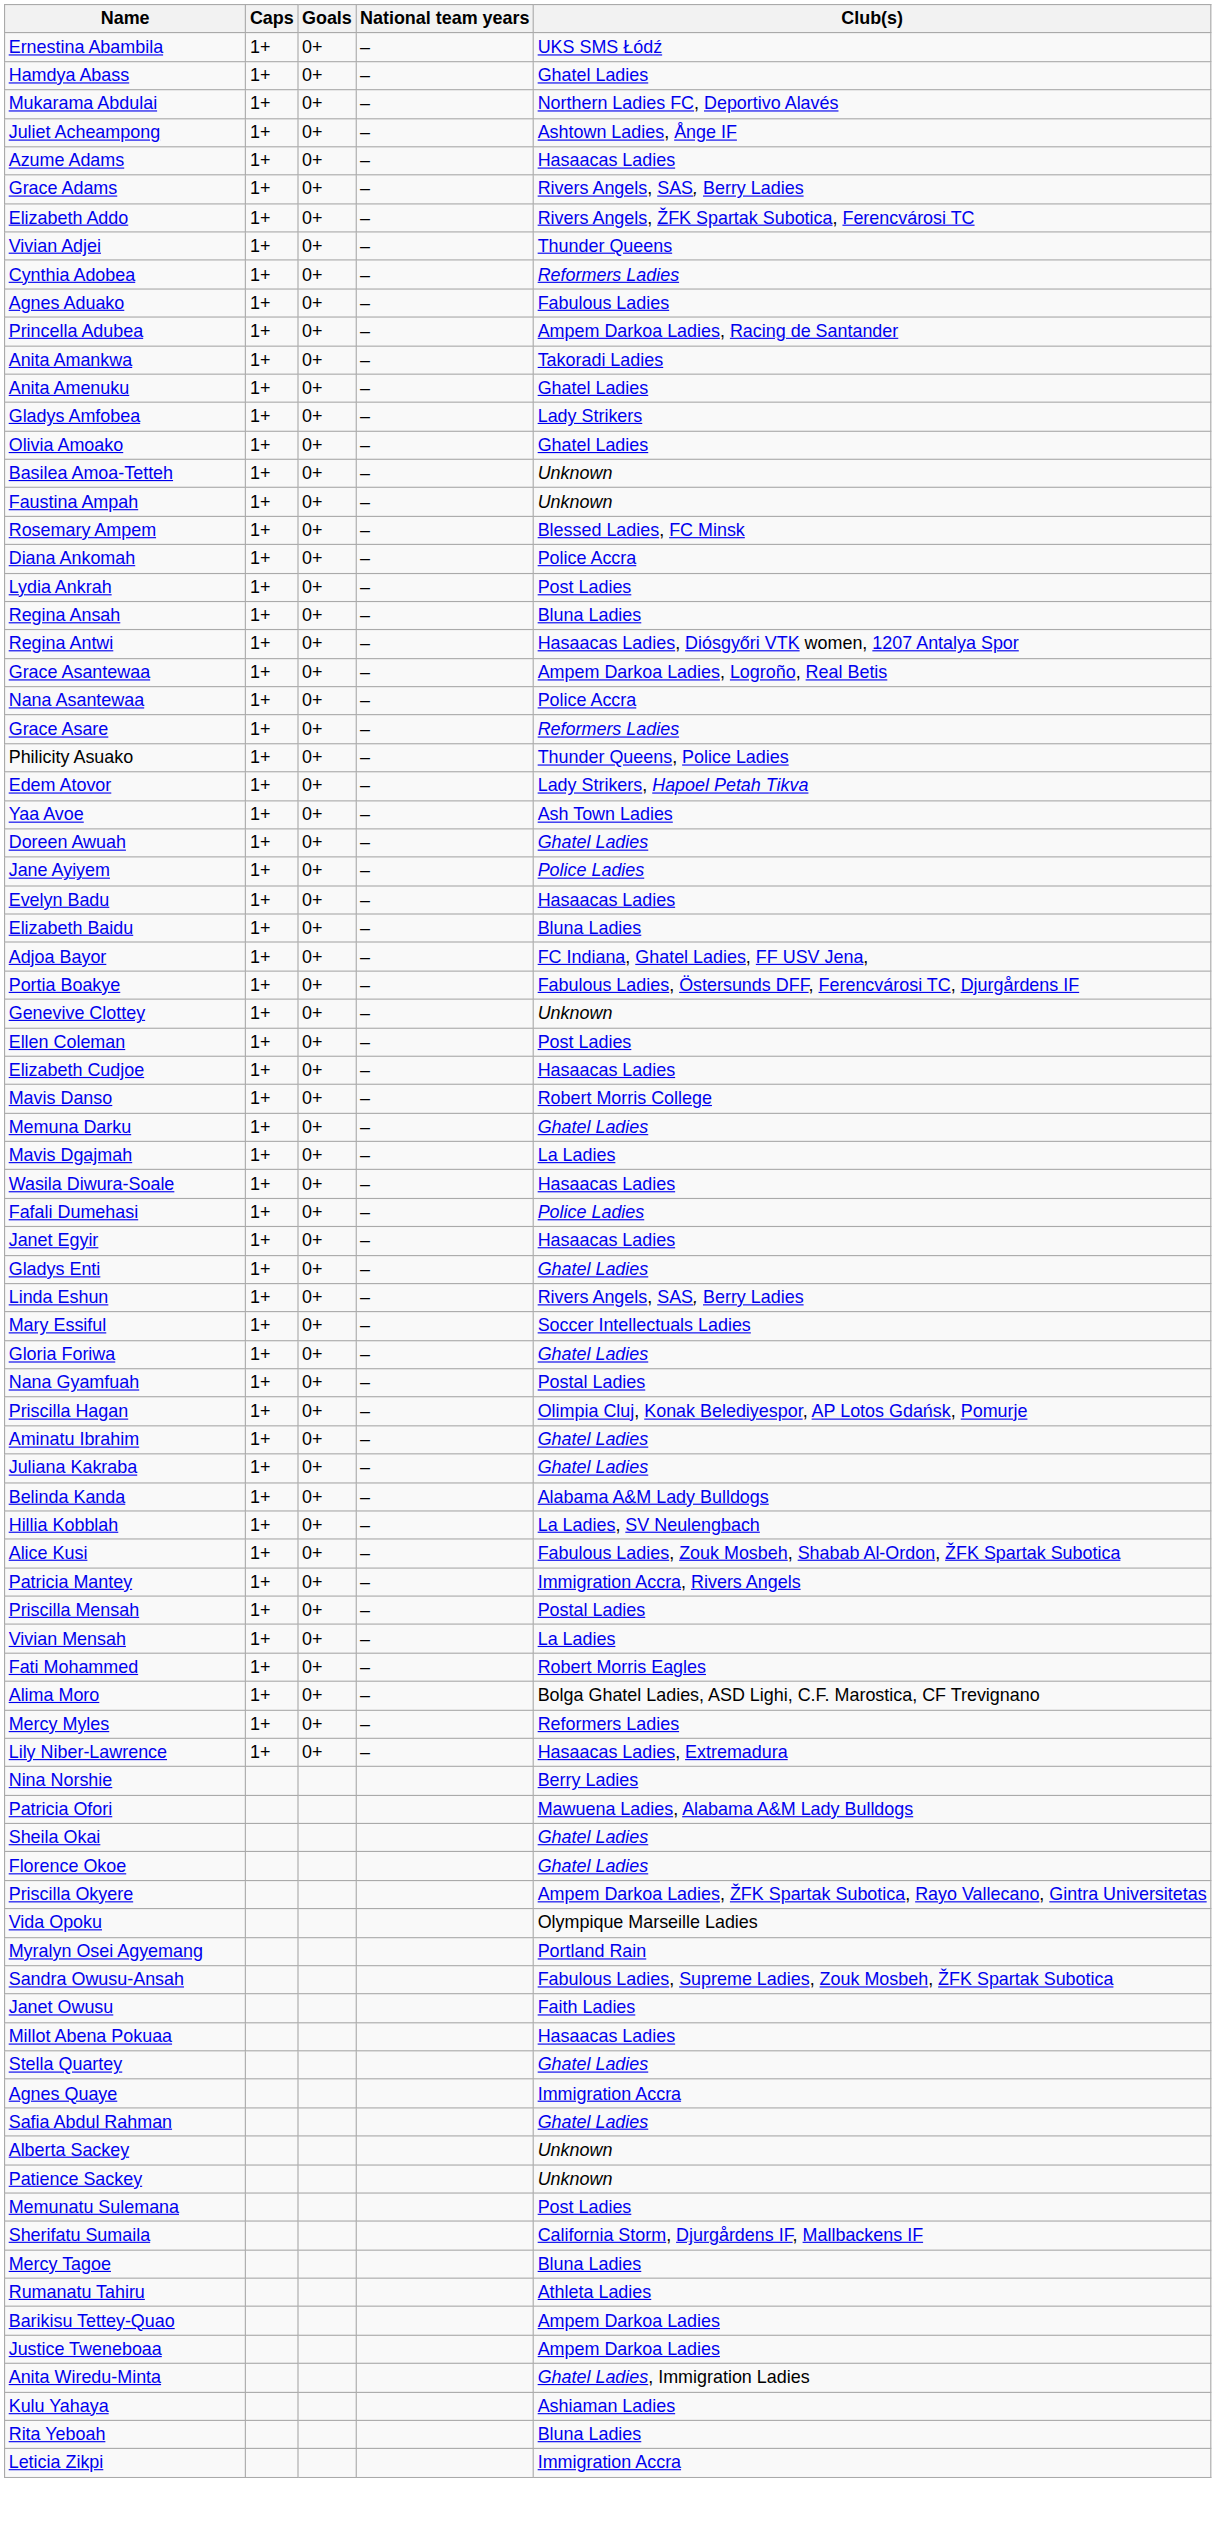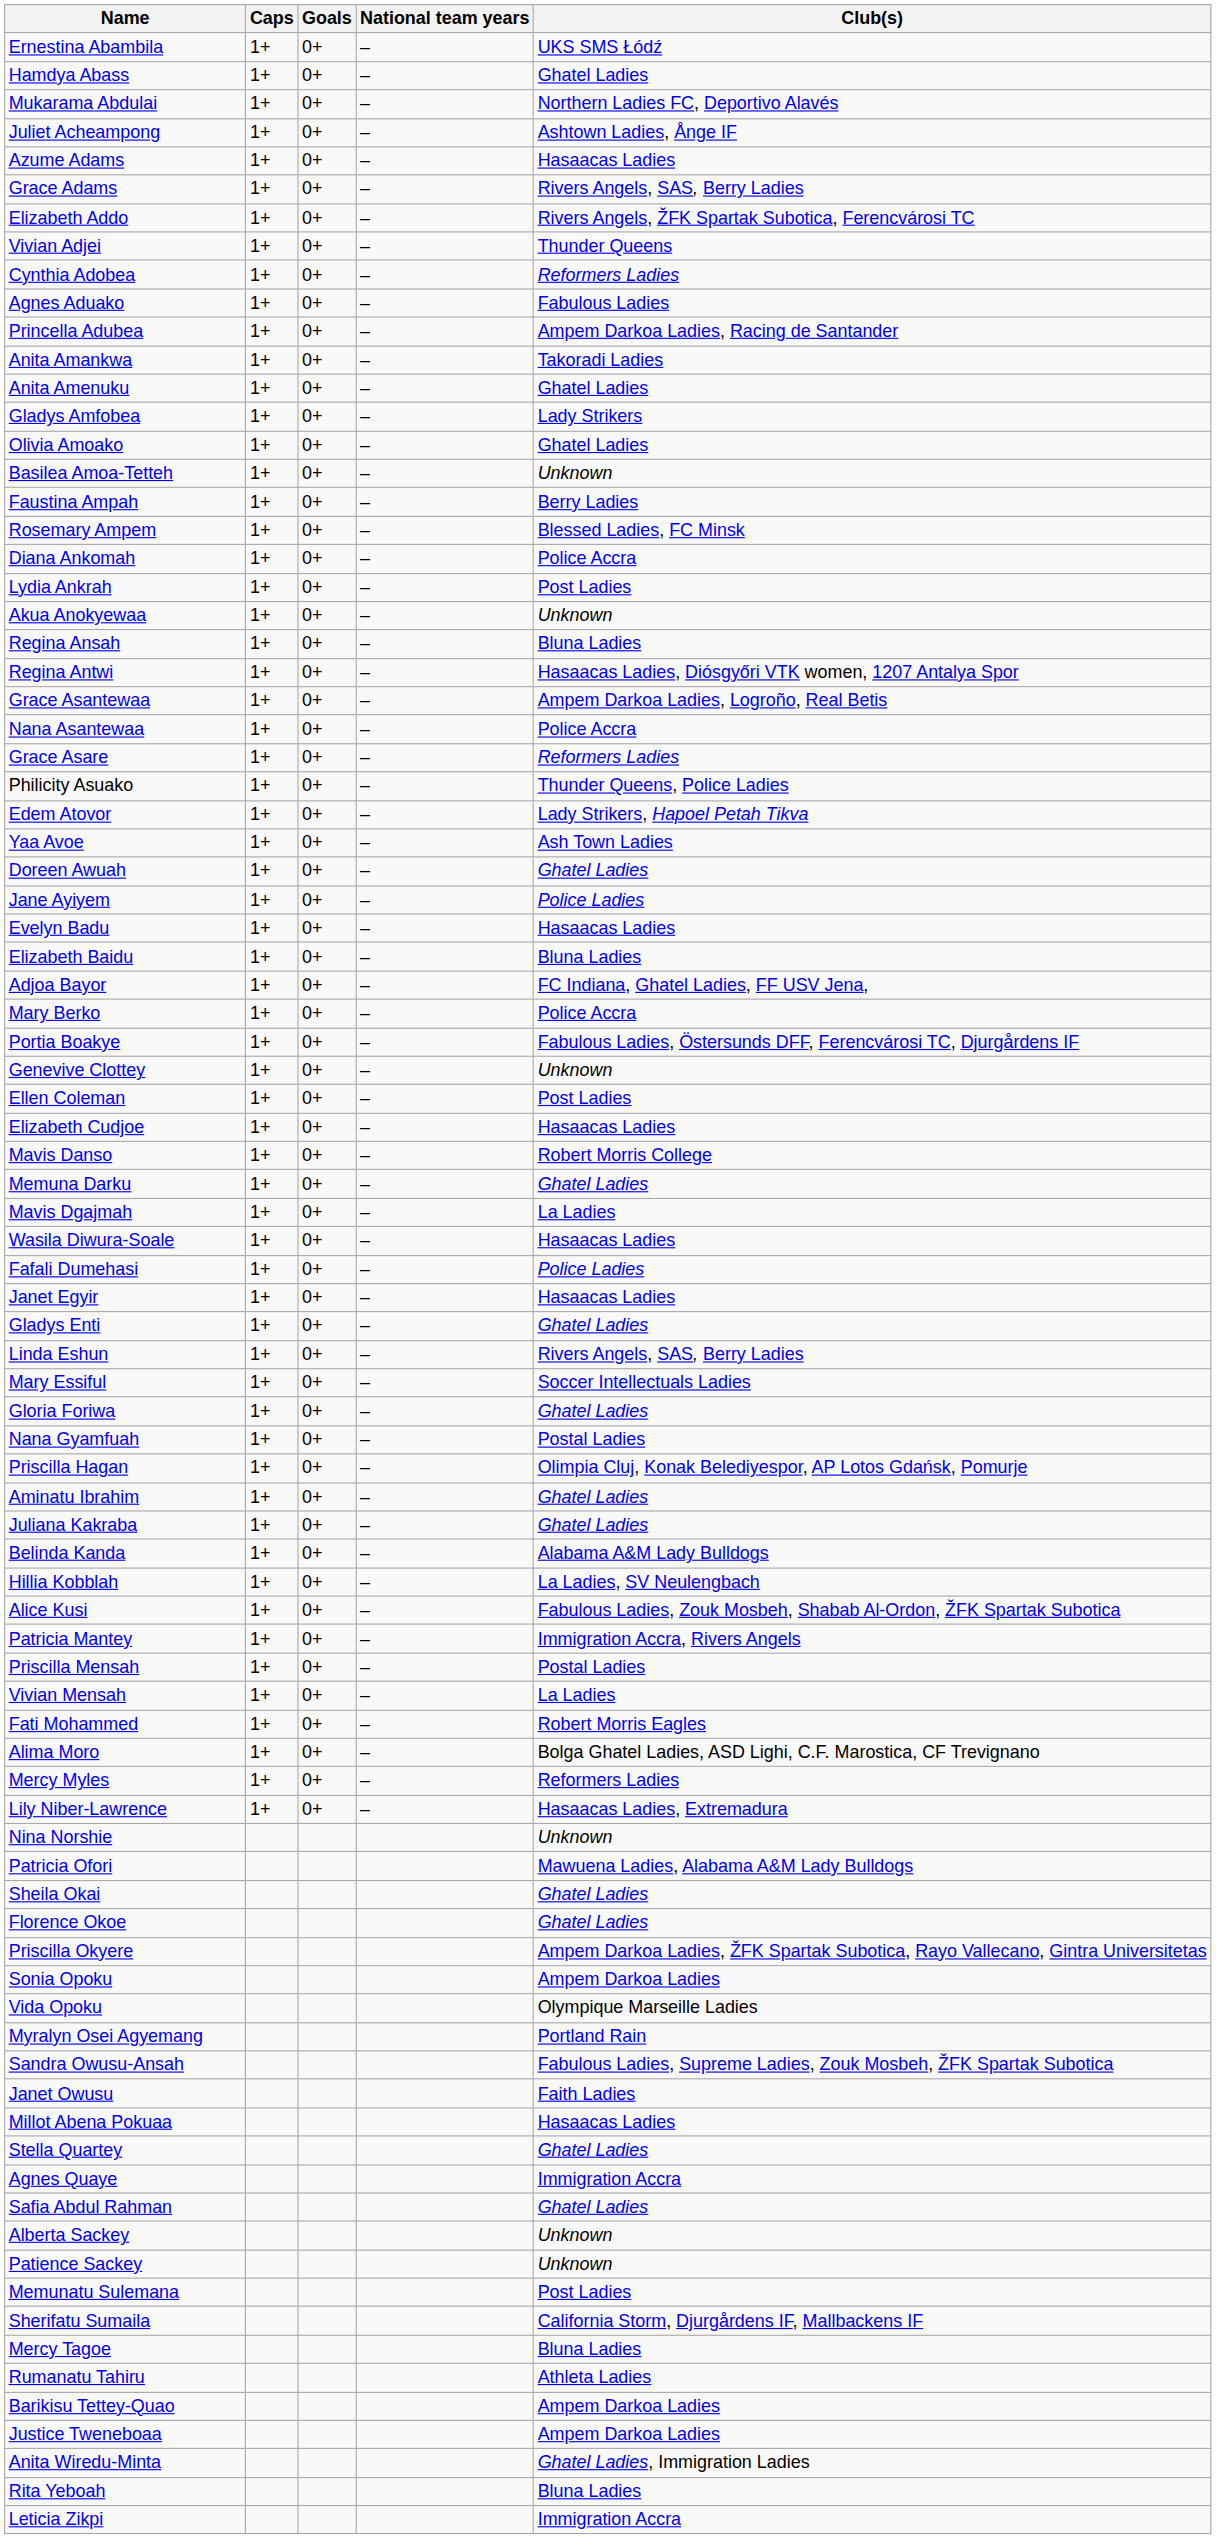(575, 501) Unknown -> (588, 501) Berry Ladies
+ row: (77, 615)
+ row: (54, 1013)
(588, 1780) Berry Ladies -> (575, 1837) Unknown
+ row: (60, 1979)
- row: (59, 2405)
